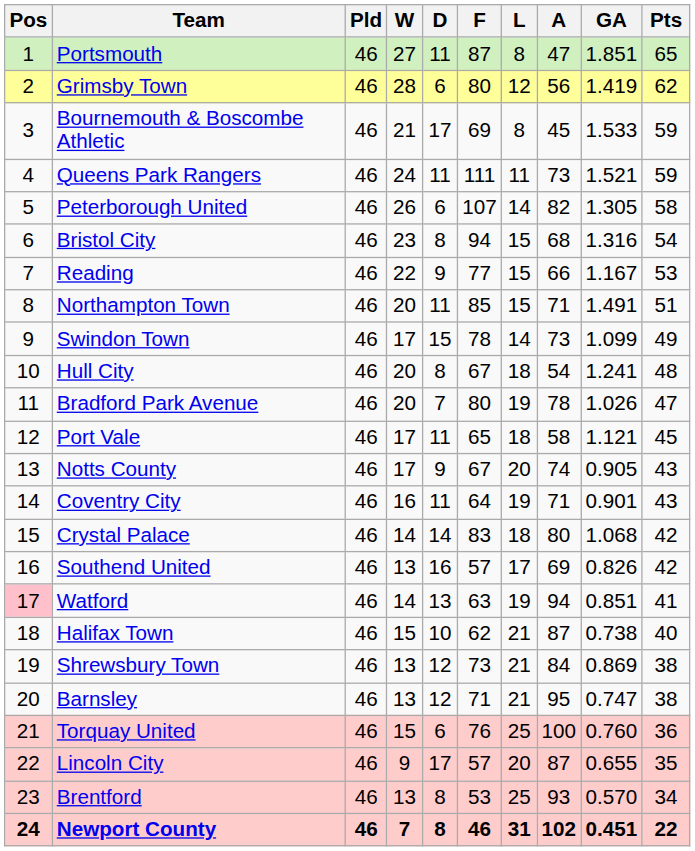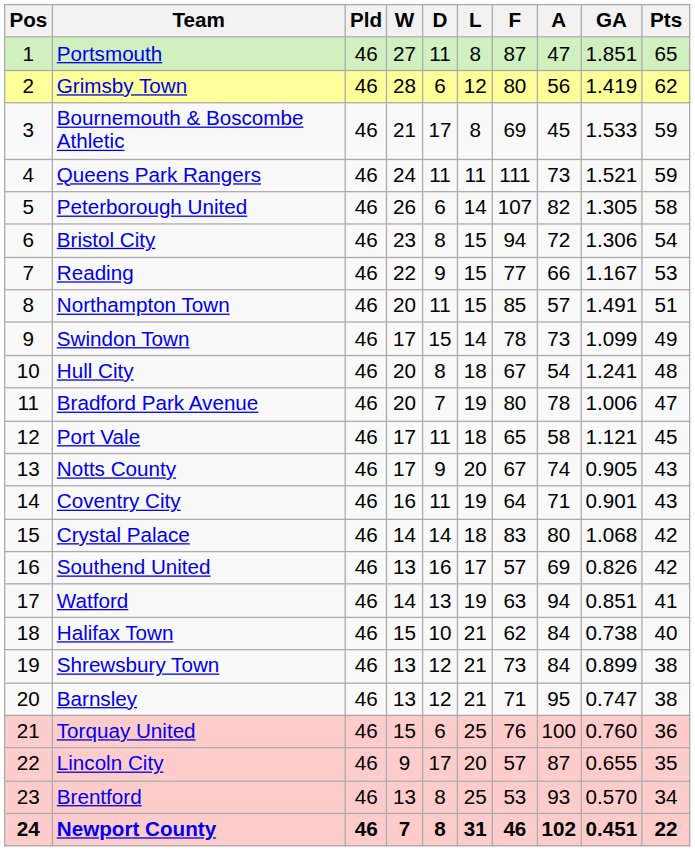columns swapped: (519, 20) <-> (480, 20)
(559, 240) 68 -> (559, 240) 72
(611, 240) 1.316 -> (611, 240) 1.306
(559, 305) 71 -> (559, 305) 57
(611, 404) 1.026 -> (611, 404) 1.006
(28, 600) pink background -> (28, 600) no background
(559, 633) 87 -> (559, 633) 84
(611, 666) 0.869 -> (611, 666) 0.899
